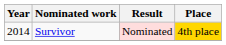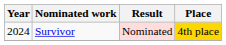(18, 31) 2014 -> (18, 31) 2024
